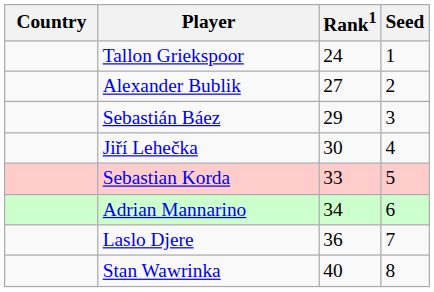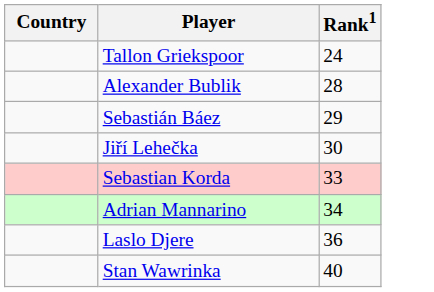- column: (405, 22)
(333, 86) 27 -> (333, 86) 28
